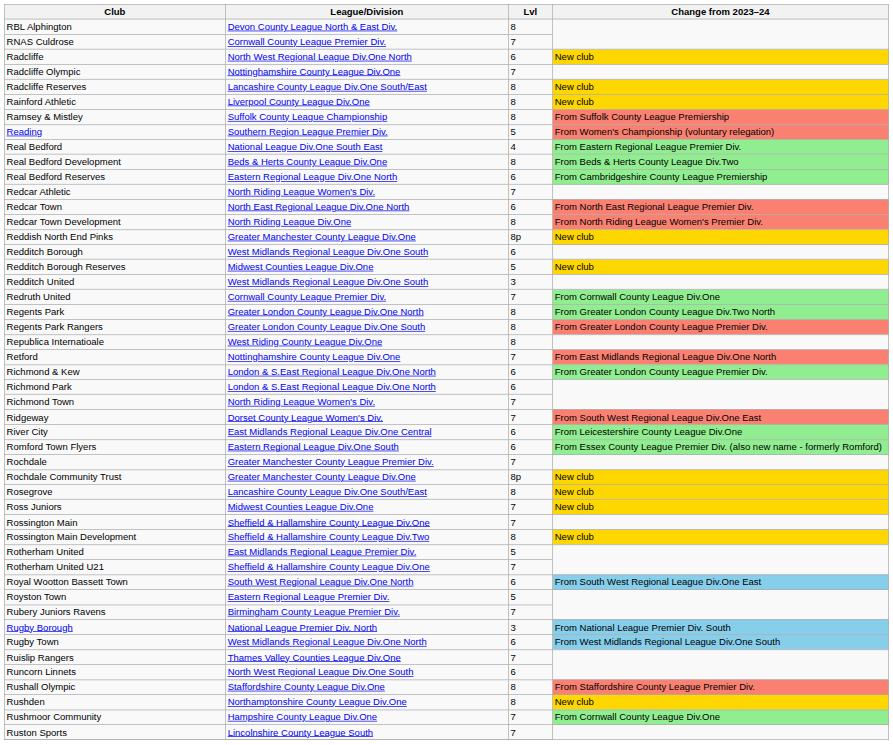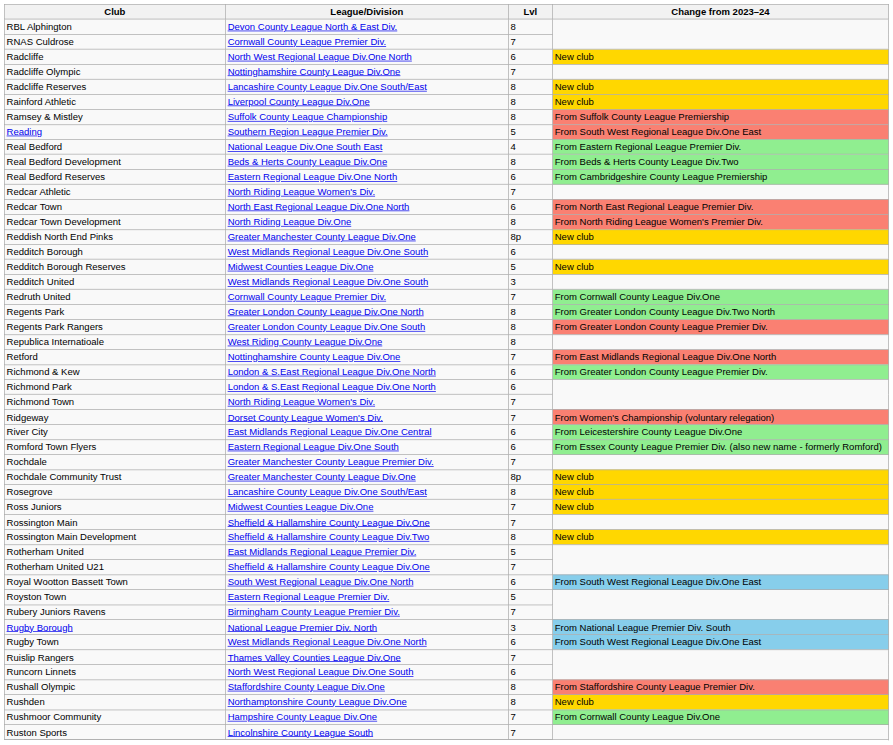(665, 131) From Women's Championship (voluntary relegation) -> (658, 131) From South West Regional League Div.One East
(658, 417) From South West Regional League Div.One East -> (665, 417) From Women's Championship (voluntary relegation)
(667, 642) From West Midlands Regional League Div.One South -> (658, 642) From South West Regional League Div.One East
